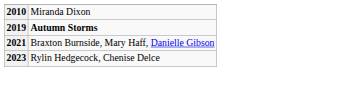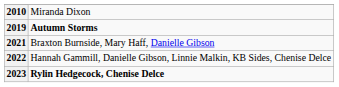+ row: (16, 58)
(95, 58) normal -> (97, 74) bold
